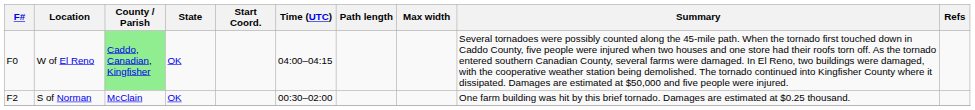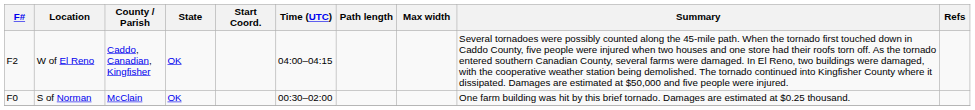(12, 60) F0 -> (12, 60) F2
(129, 60) lightgreen background -> (129, 60) no background
(12, 98) F2 -> (12, 98) F0
